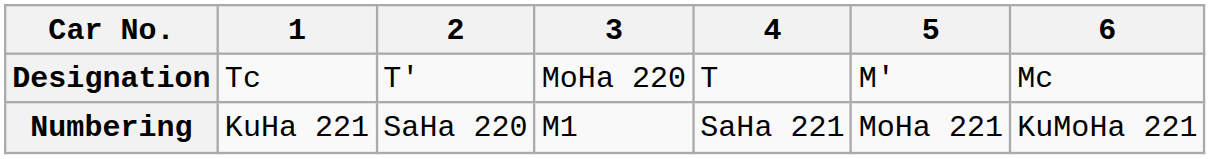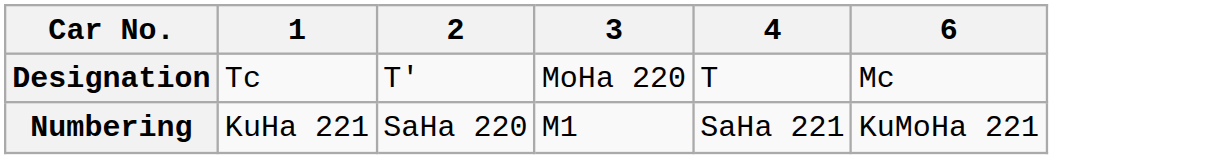- column: (931, 30)
